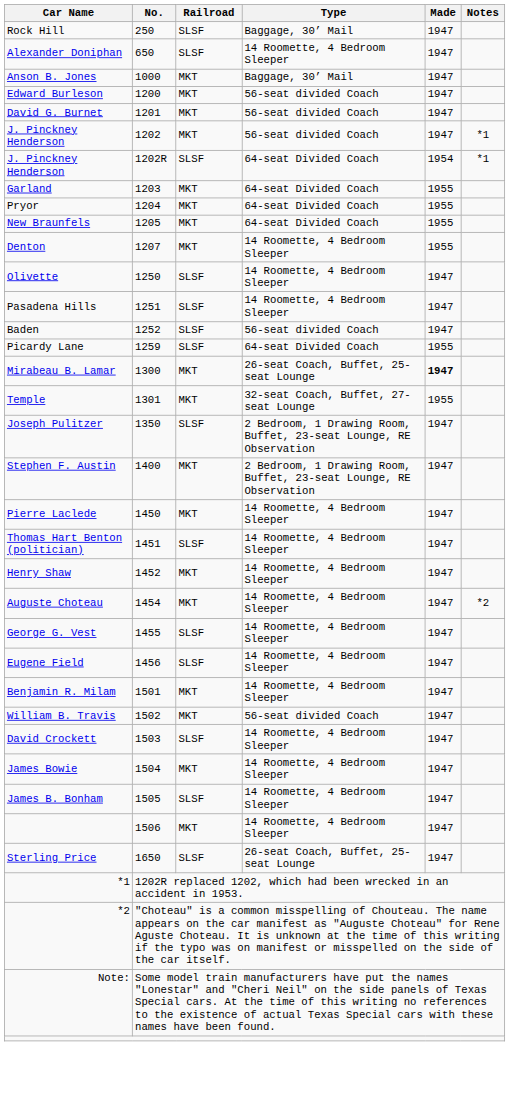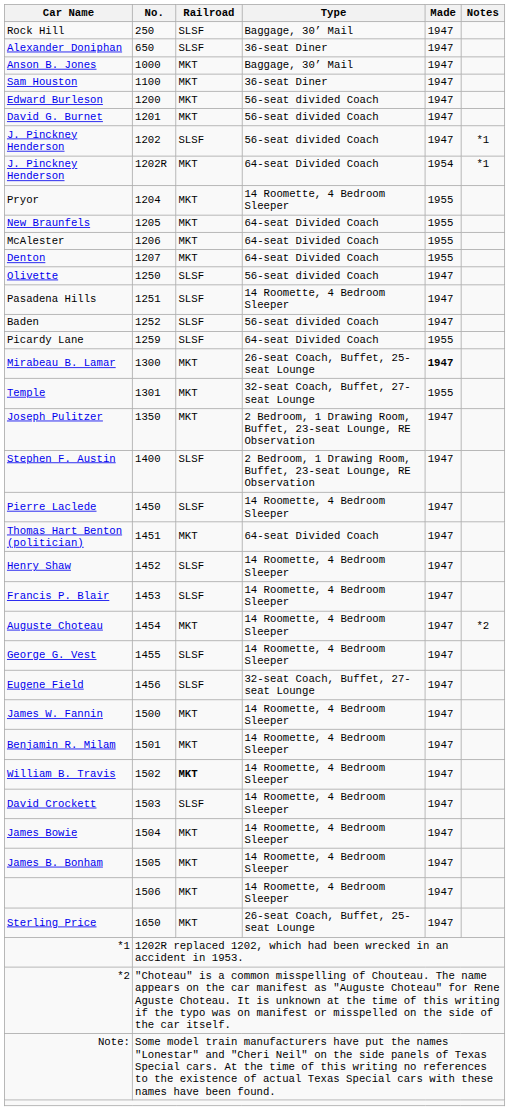(315, 54) 14 Roomette, 4 Bedroom Sleeper -> (286, 48) 36-seat Diner
+ row: (42, 83)
(188, 136) MKT -> (191, 141) SLSF
(191, 159) SLSF -> (188, 164) MKT
- row: (29, 189)
(312, 206) 64-seat Divided Coach -> (315, 200) 14 Roomette, 4 Bedroom Sleeper
+ row: (36, 241)
(315, 247) 14 Roomette, 4 Bedroom Sleeper -> (312, 258) 64-seat Divided Coach
(315, 277) 14 Roomette, 4 Bedroom Sleeper -> (312, 276) 56-seat divided Coach
(191, 424) SLSF -> (188, 417) MKT
(188, 466) MKT -> (191, 459) SLSF
(188, 514) MKT -> (191, 507) SLSF
(191, 544) SLSF -> (188, 537) MKT
(315, 544) 14 Roomette, 4 Bedroom Sleeper -> (312, 537) 64-seat Divided Coach
(188, 574) MKT -> (191, 566) SLSF
+ row: (58, 596)
(315, 663) 14 Roomette, 4 Bedroom Sleeper -> (328, 685) 32-seat Coach, Buffet, 27-seat Lounge
+ row: (55, 715)
(188, 716) normal -> (188, 774) bold
(312, 716) 56-seat divided Coach -> (315, 774) 14 Roomette, 4 Bedroom Sleeper
(191, 799) SLSF -> (188, 863) MKT
(191, 858) SLSF -> (188, 923) MKT
